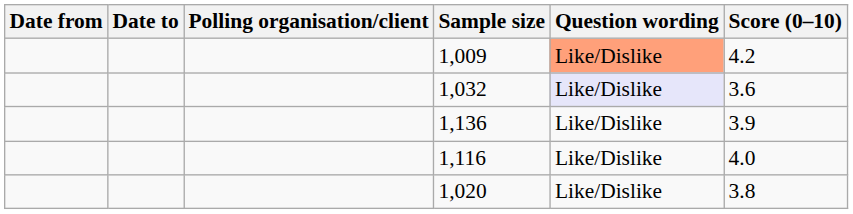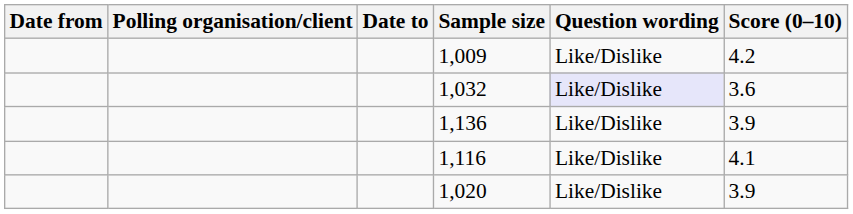columns swapped: (146, 21) <-> (309, 21)
(608, 55) lightsalmon background -> (608, 55) no background
(742, 157) 4.0 -> (742, 157) 4.1
(742, 191) 3.8 -> (742, 191) 3.9
